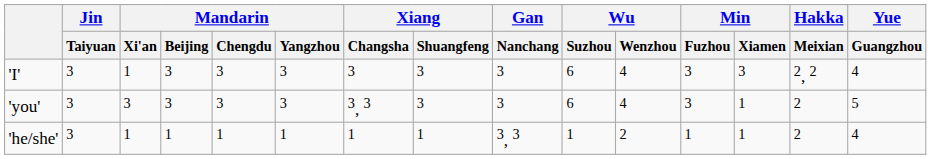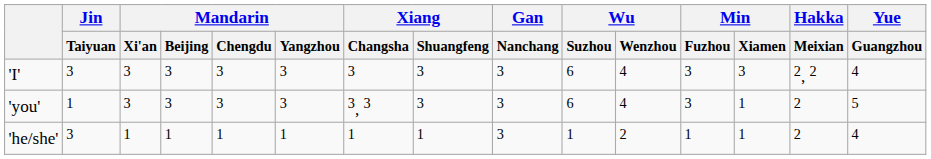(127, 71) 1 -> (127, 71) 3
(70, 103) 3 -> (70, 103) 1
(508, 138) 3, 3 -> (500, 134) 3
